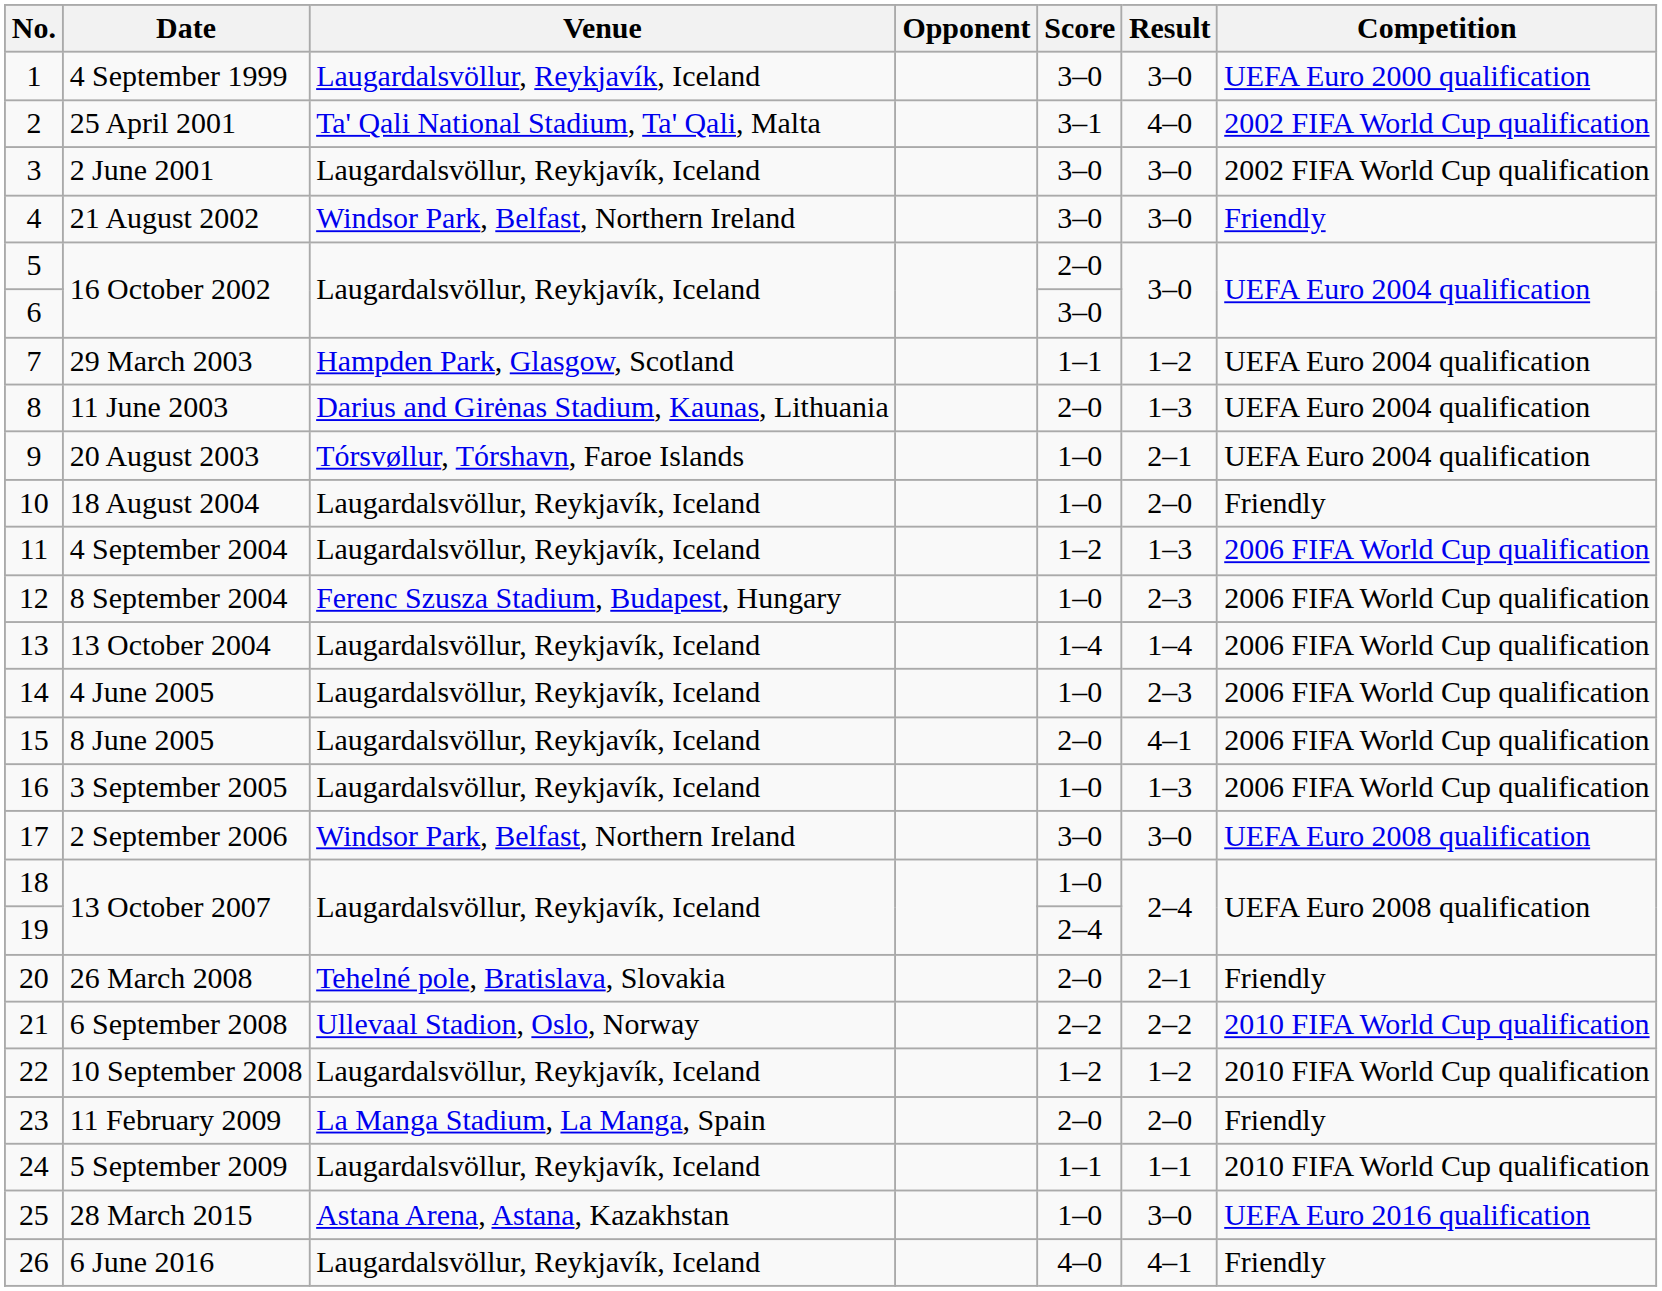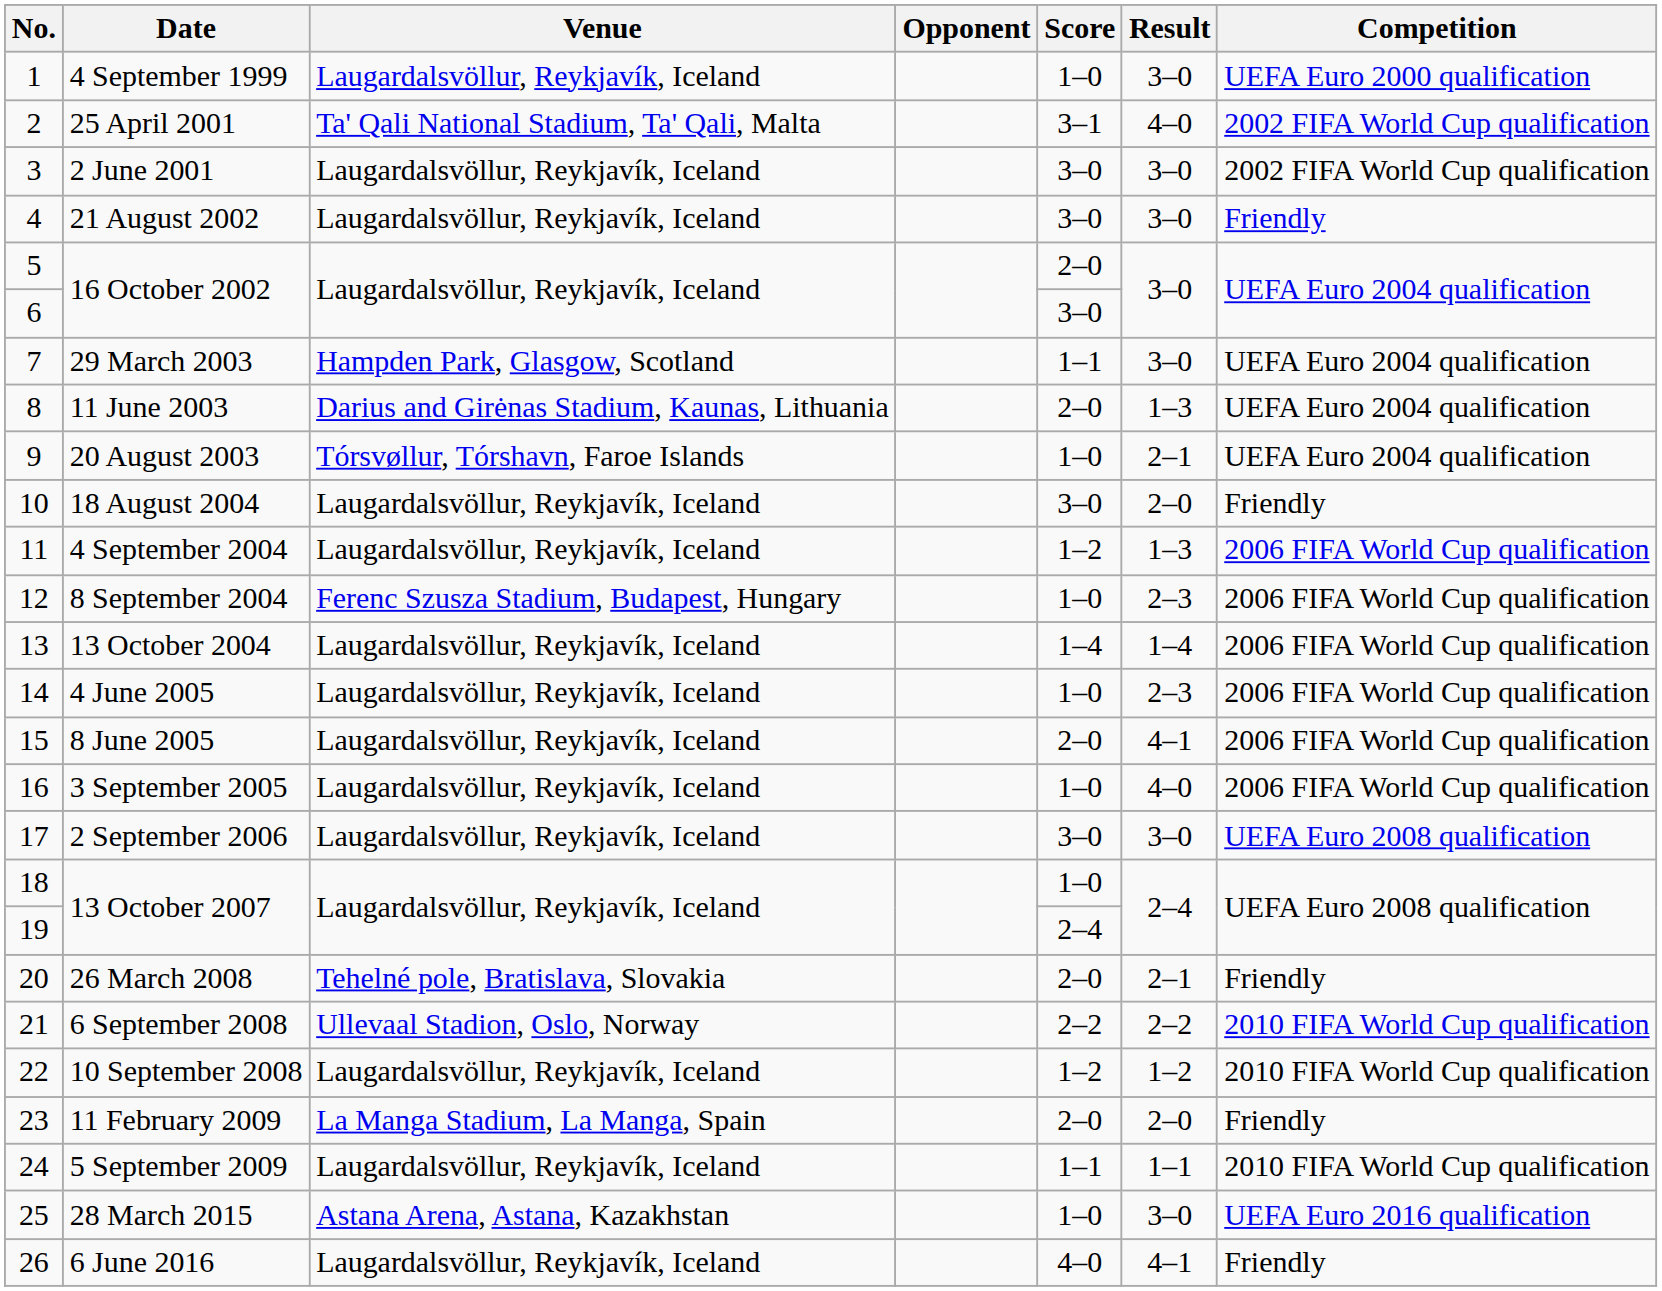(1080, 75) 3–0 -> (1080, 75) 1–0
(556, 218) Windsor Park, Belfast, Northern Ireland -> (538, 218) Laugardalsvöllur, Reykjavík, Iceland
(1170, 360) 1–2 -> (1170, 360) 3–0
(1080, 502) 1–0 -> (1080, 502) 3–0
(1170, 787) 1–3 -> (1170, 787) 4–0
(556, 834) Windsor Park, Belfast, Northern Ireland -> (538, 834) Laugardalsvöllur, Reykjavík, Iceland
